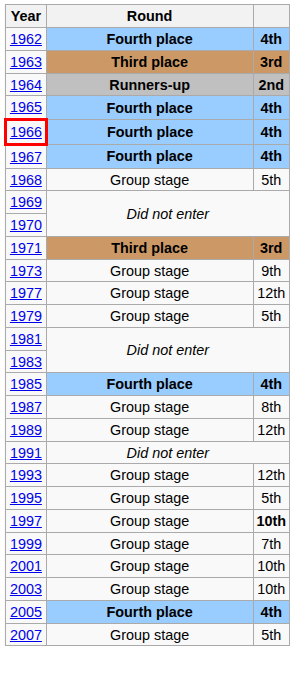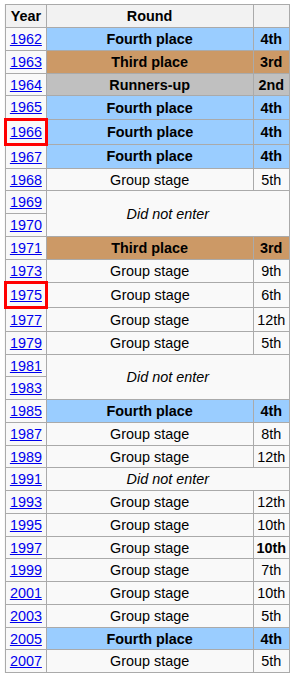+ row: (26, 295)
(271, 498) 5th -> (271, 525) 10th
(271, 589) 10th -> (271, 616) 5th
